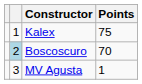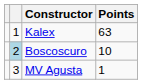(105, 32) 75 -> (105, 32) 63
(105, 51) 70 -> (105, 51) 10
